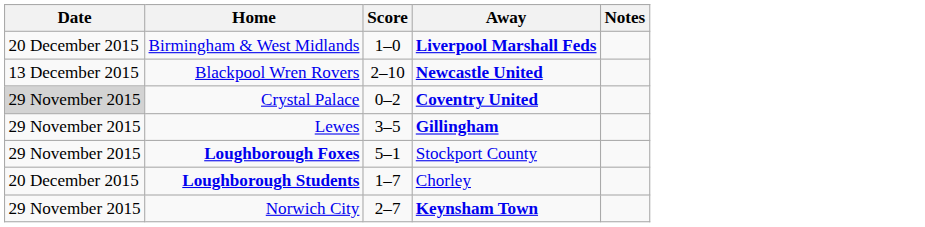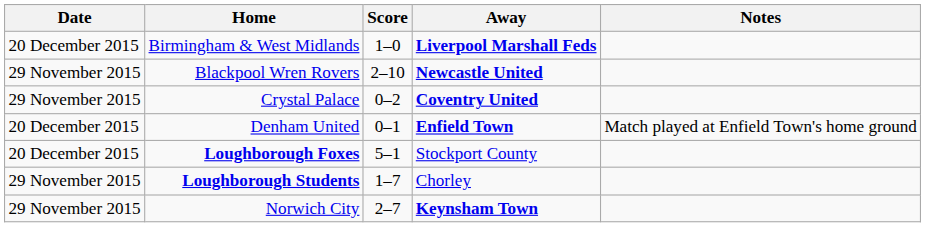(74, 72) 13 December 2015 -> (75, 72) 29 November 2015
(75, 99) lightgrey background -> (75, 99) no background
+ row: (305, 126)
- row: (337, 126)
(75, 153) 29 November 2015 -> (74, 153) 20 December 2015
(74, 180) 20 December 2015 -> (75, 180) 29 November 2015
